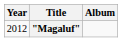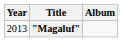(17, 28) 2012 -> (17, 28) 2013
